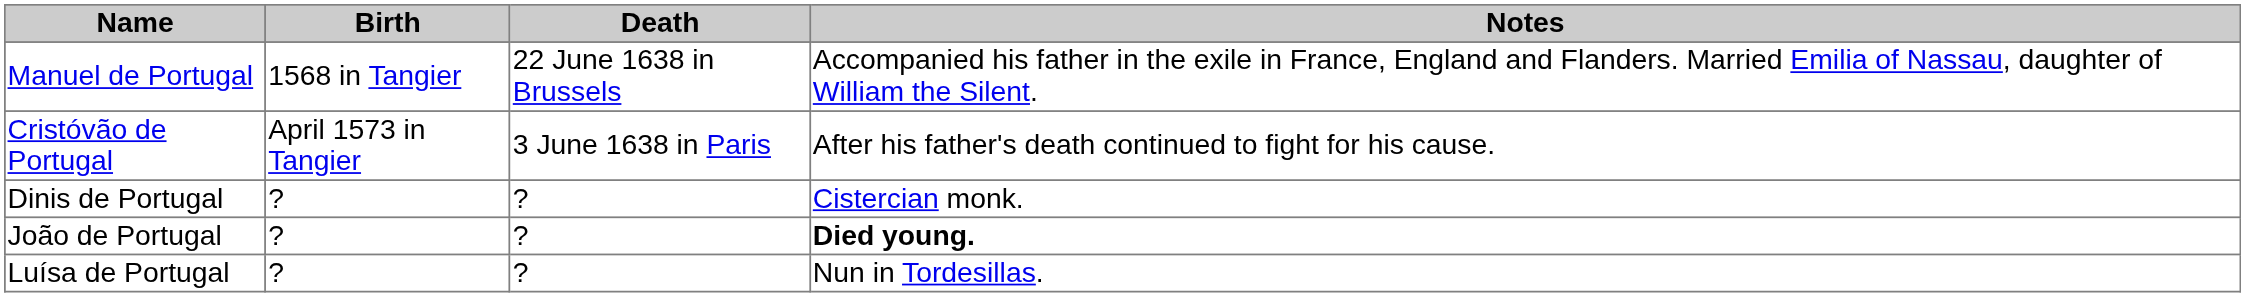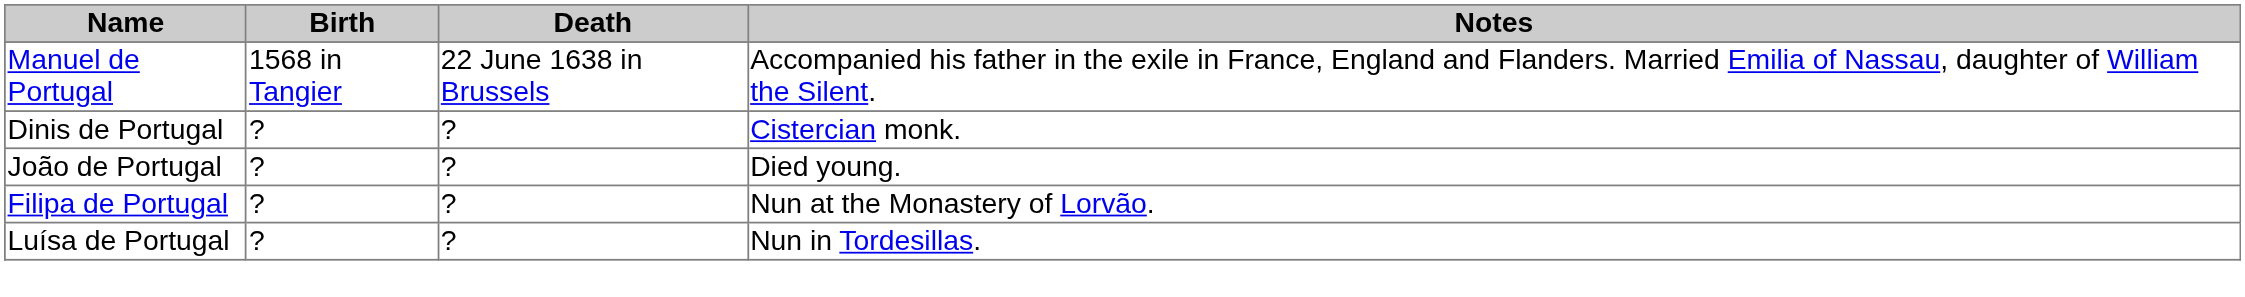- row: (87, 145)
(894, 235) bold -> (826, 166) normal
+ row: (118, 203)
